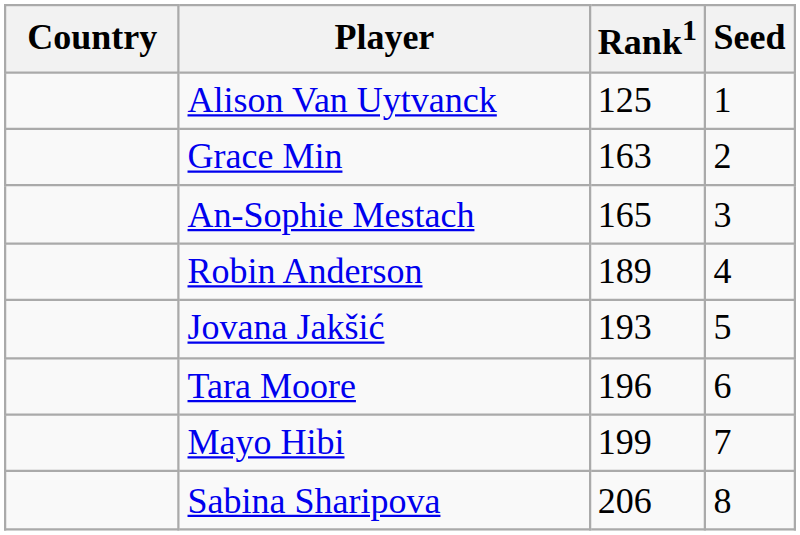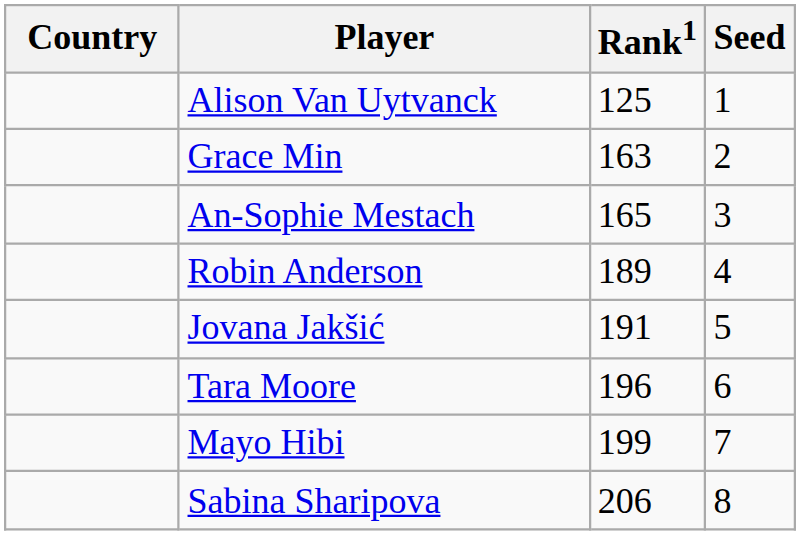(625, 328) 193 -> (625, 328) 191
